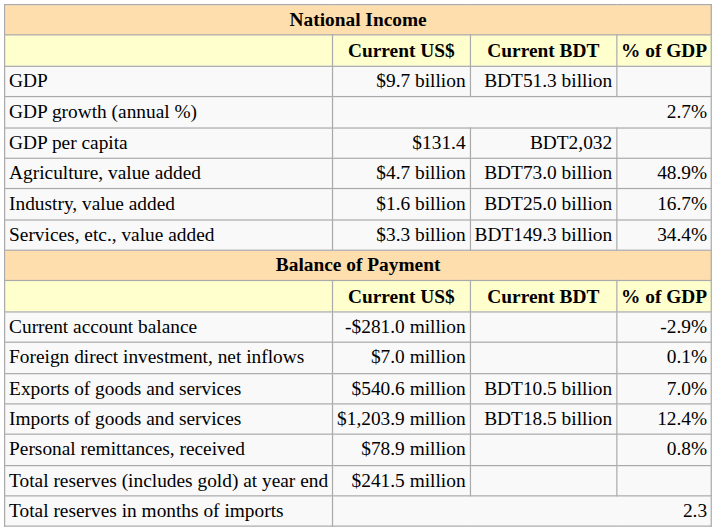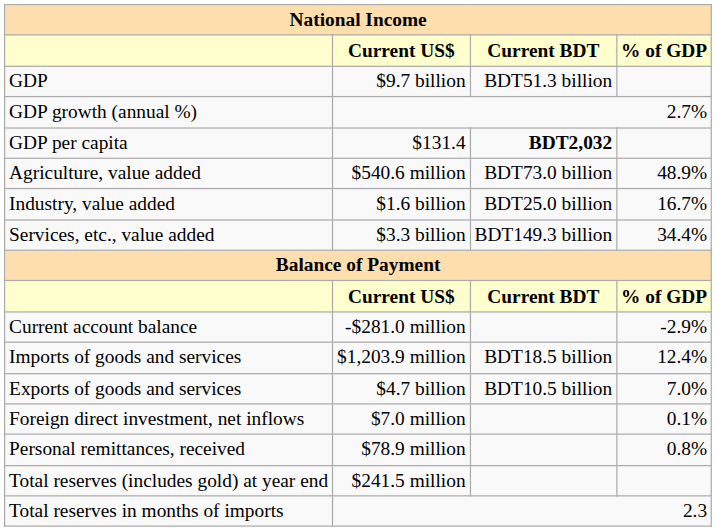(571, 142) normal -> (570, 142) bold
(421, 173) $4.7 billion -> (409, 173) $540.6 million
rows swapped: (125, 419) <-> (157, 357)
(409, 388) $540.6 million -> (421, 388) $4.7 billion
